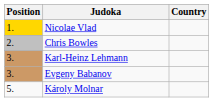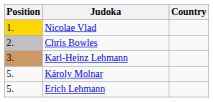- row: (78, 74)
+ row: (75, 89)
